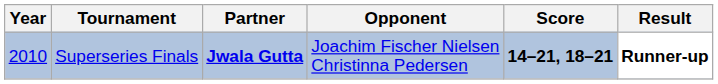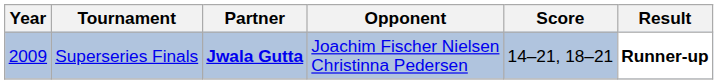(28, 56) 2010 -> (28, 56) 2009
(560, 56) bold -> (560, 56) normal
